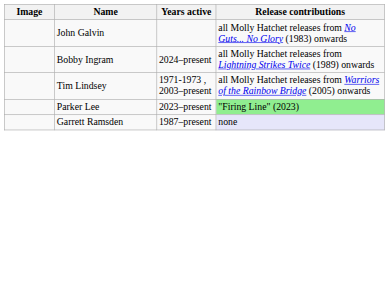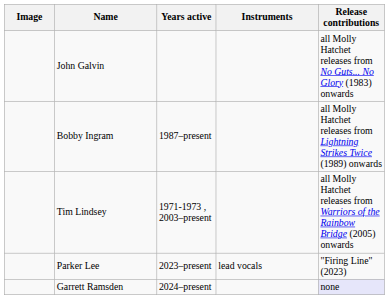+ column: (267, 17)
(185, 59) 2024–present -> (185, 136) 1987–present
(259, 107) lightgreen background -> (346, 266) no background
(185, 122) 1987–present -> (185, 287) 2024–present
